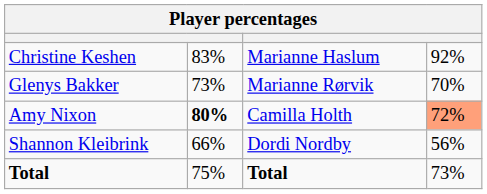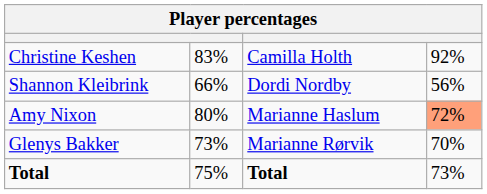(313, 56) Marianne Haslum -> (300, 56) Camilla Holth
rows swapped: (64, 85) <-> (79, 144)
(210, 115) bold -> (211, 115) normal
(300, 115) Camilla Holth -> (313, 115) Marianne Haslum
